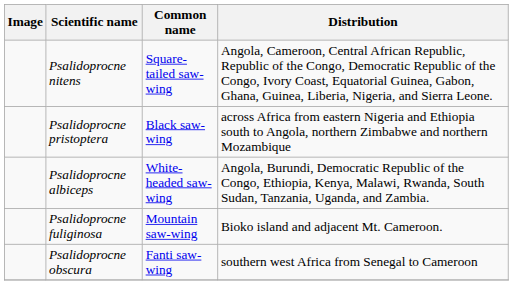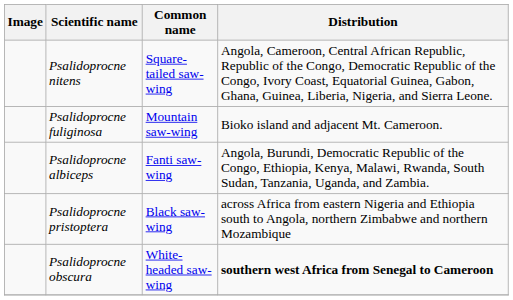rows swapped: (87, 226) <-> (87, 131)
(179, 182) White-headed saw-wing -> (174, 167) Fanti saw-wing
(174, 262) Fanti saw-wing -> (179, 269) White-headed saw-wing
(349, 262) normal -> (357, 269) bold
